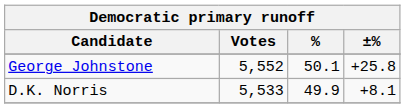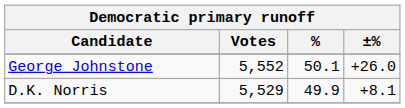(373, 66) +25.8 -> (373, 66) +26.0
(261, 91) 5,533 -> (261, 91) 5,529
